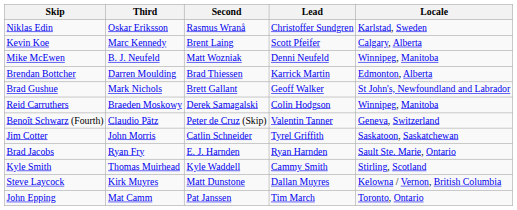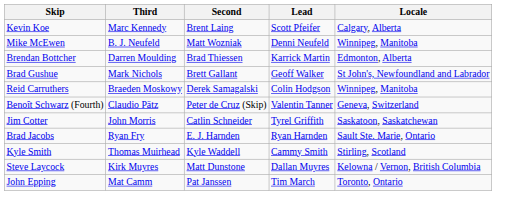- row: (30, 27)
